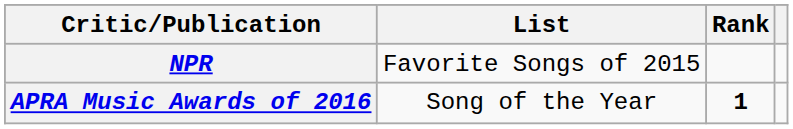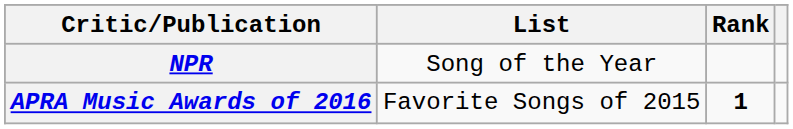(542, 64) Favorite Songs of 2015 -> (542, 64) Song of the Year
(542, 103) Song of the Year -> (542, 103) Favorite Songs of 2015
